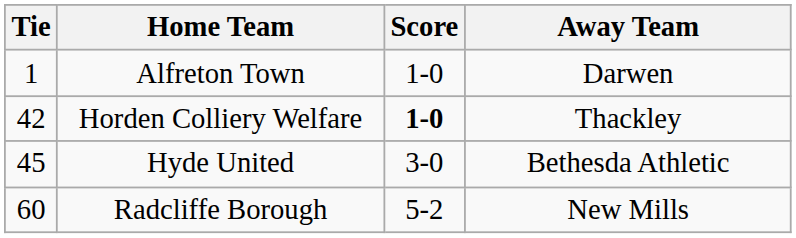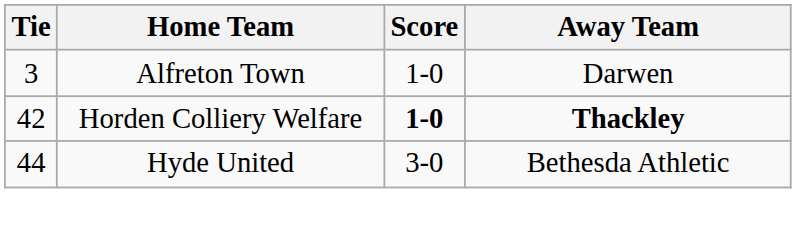(31, 72) 1 -> (31, 72) 3
(628, 118) normal -> (628, 118) bold
(31, 163) 45 -> (31, 163) 44
- row: (221, 208)
